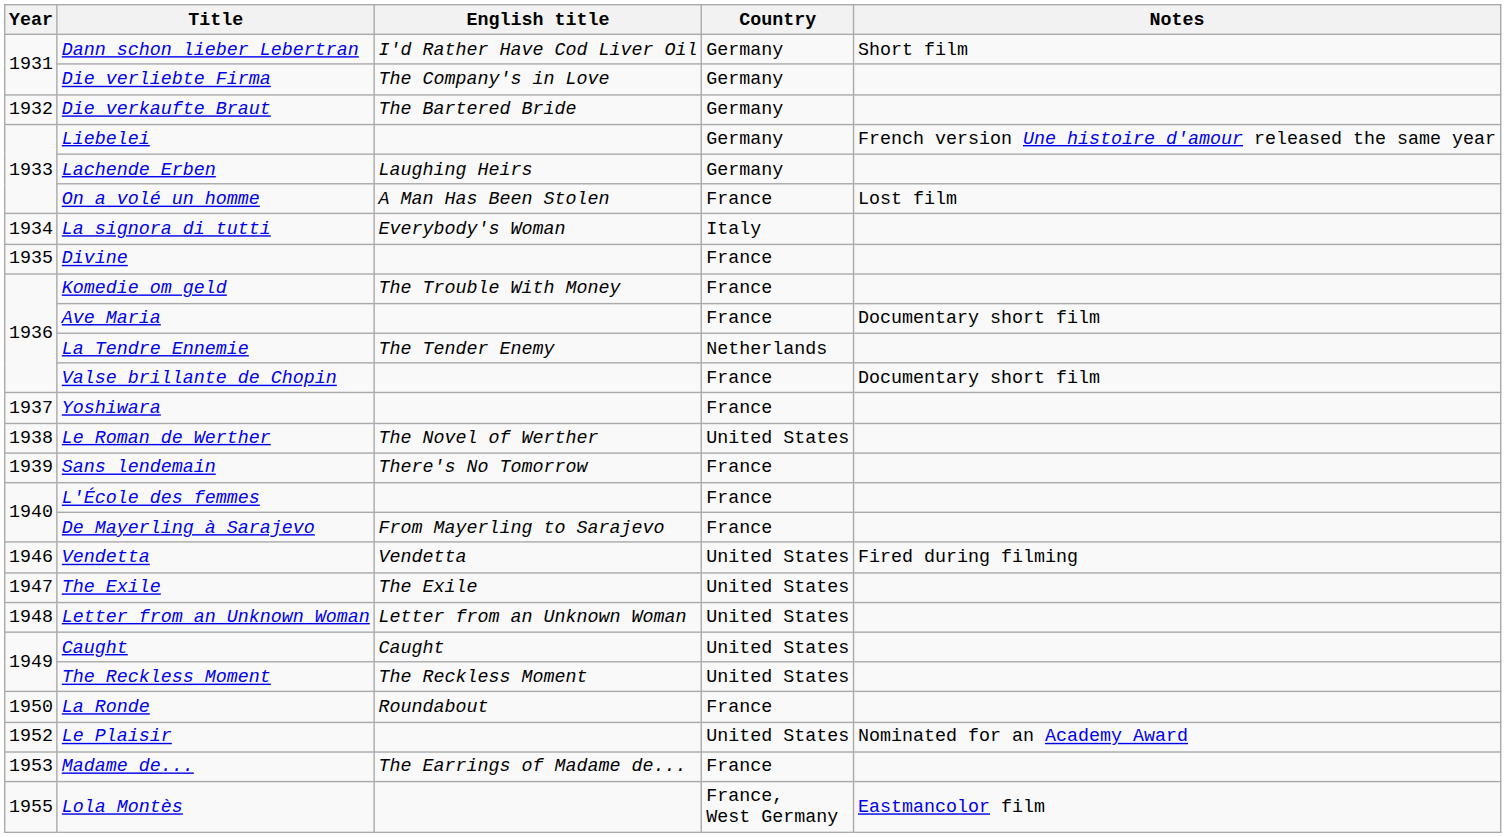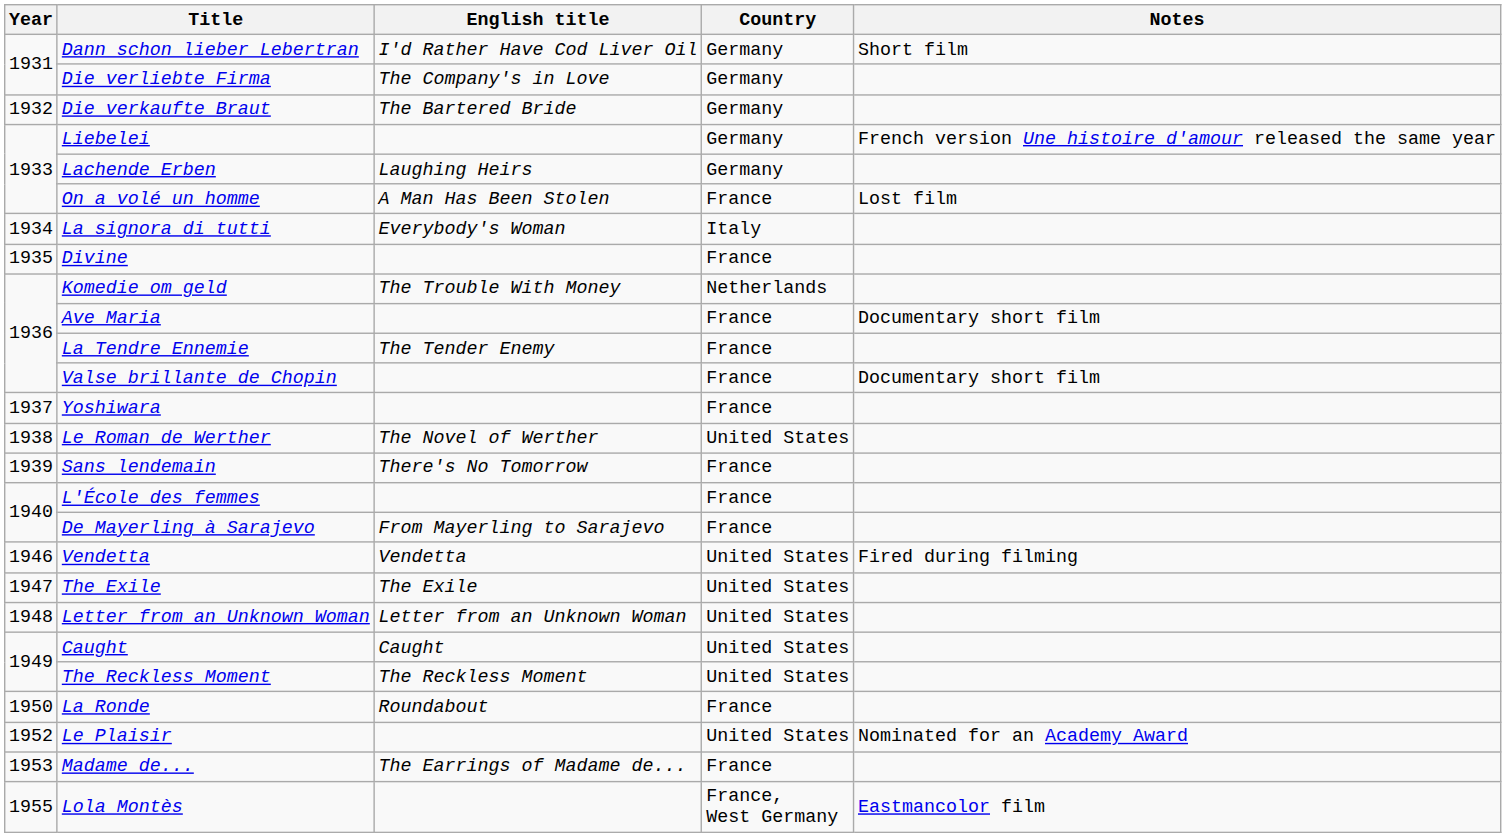(739, 289) France -> (767, 289) Netherlands
(767, 348) Netherlands -> (739, 348) France
